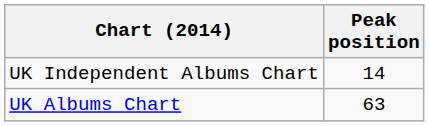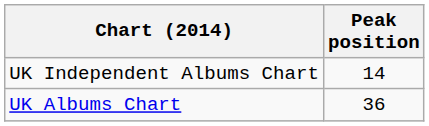(374, 105) 63 -> (374, 105) 36
